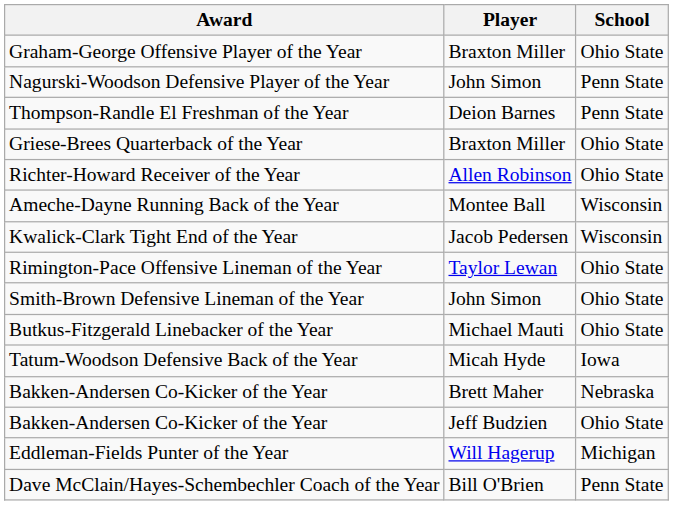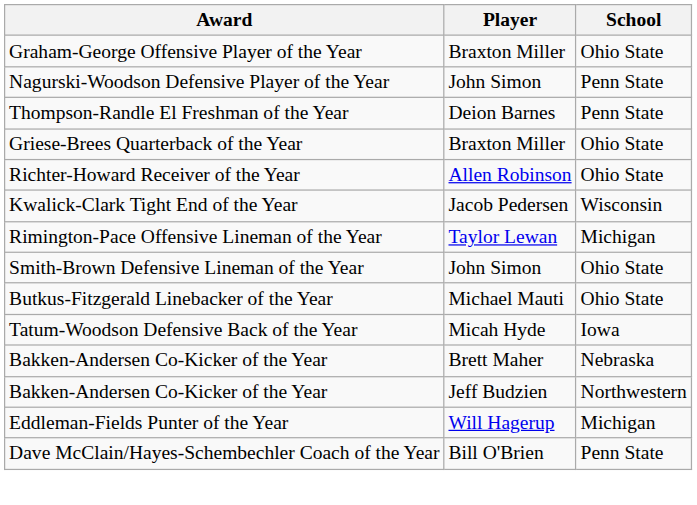- row: (174, 205)
(622, 267) Ohio State -> (618, 236) Michigan
(622, 422) Ohio State -> (634, 391) Northwestern
